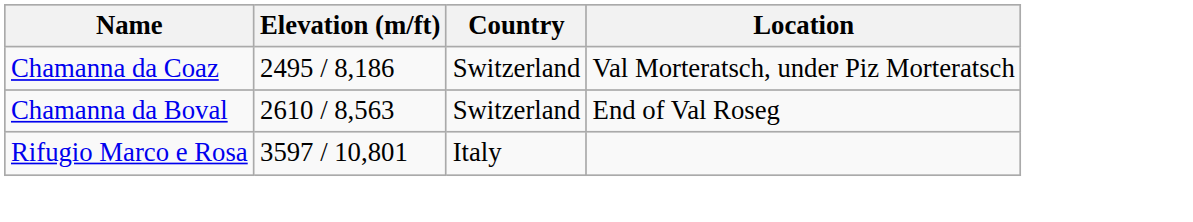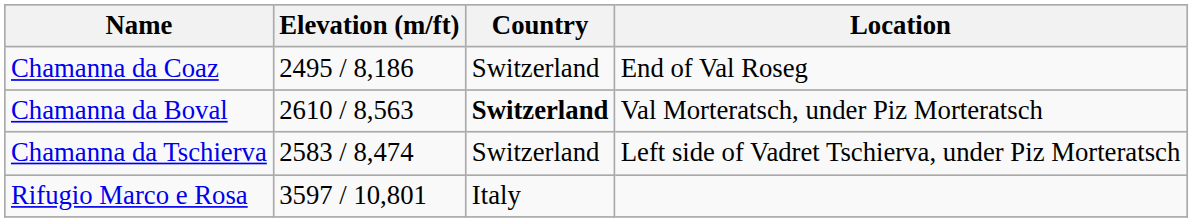(804, 68) Val Morteratsch, under Piz Morteratsch -> (714, 68) End of Val Roseg
(516, 110) normal -> (540, 110) bold
(686, 110) End of Val Roseg -> (832, 110) Val Morteratsch, under Piz Morteratsch
+ row: (139, 152)
